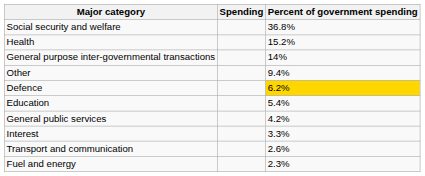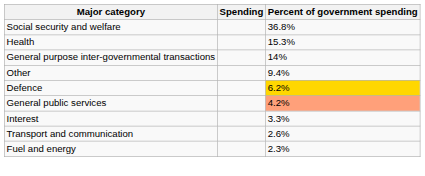(281, 42) 15.2% -> (281, 42) 15.3%
- row: (28, 103)
(279, 118) no background -> (279, 103) lightsalmon background
